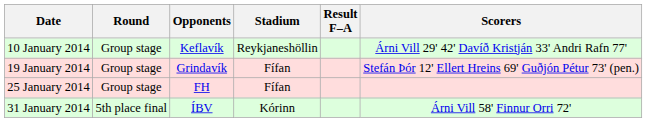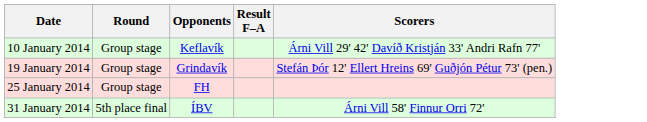- column: (277, 21)
